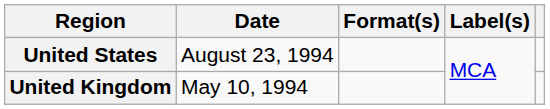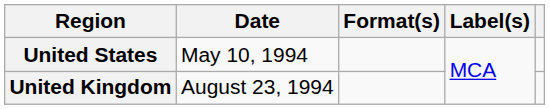(257, 54) August 23, 1994 -> (244, 54) May 10, 1994
(244, 87) May 10, 1994 -> (257, 87) August 23, 1994
